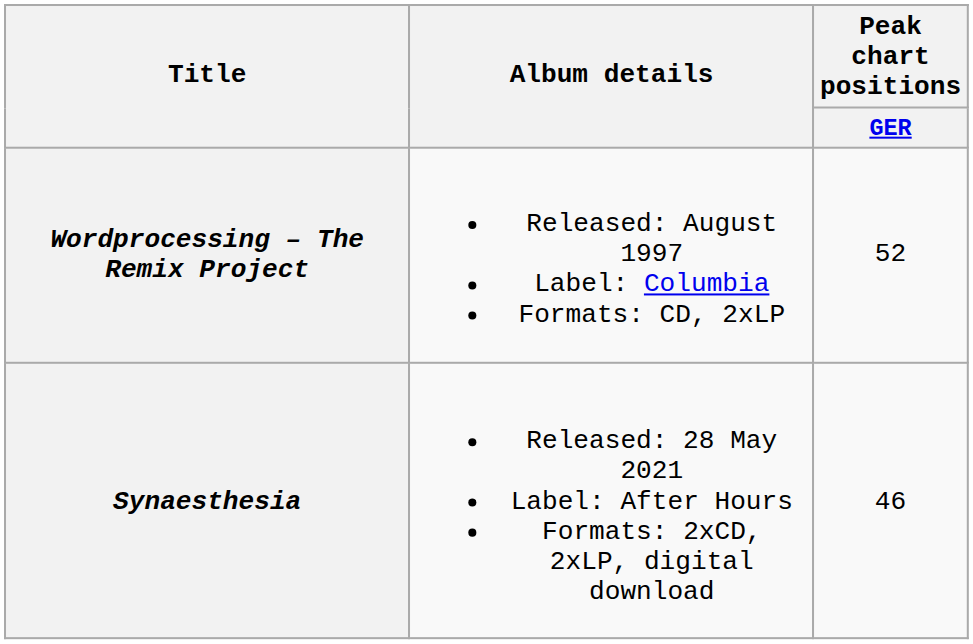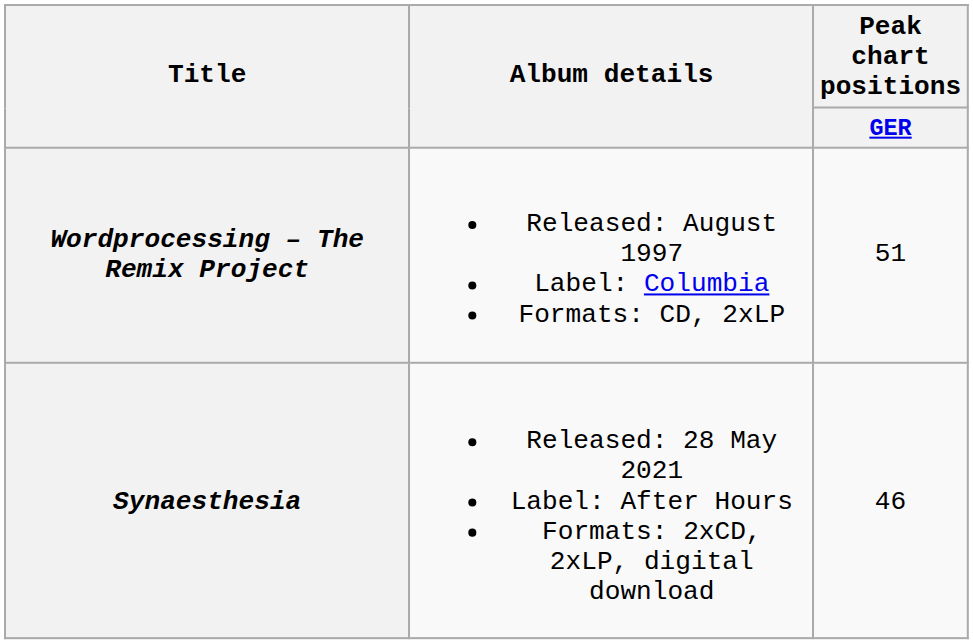(891, 255) 52 -> (891, 255) 51
